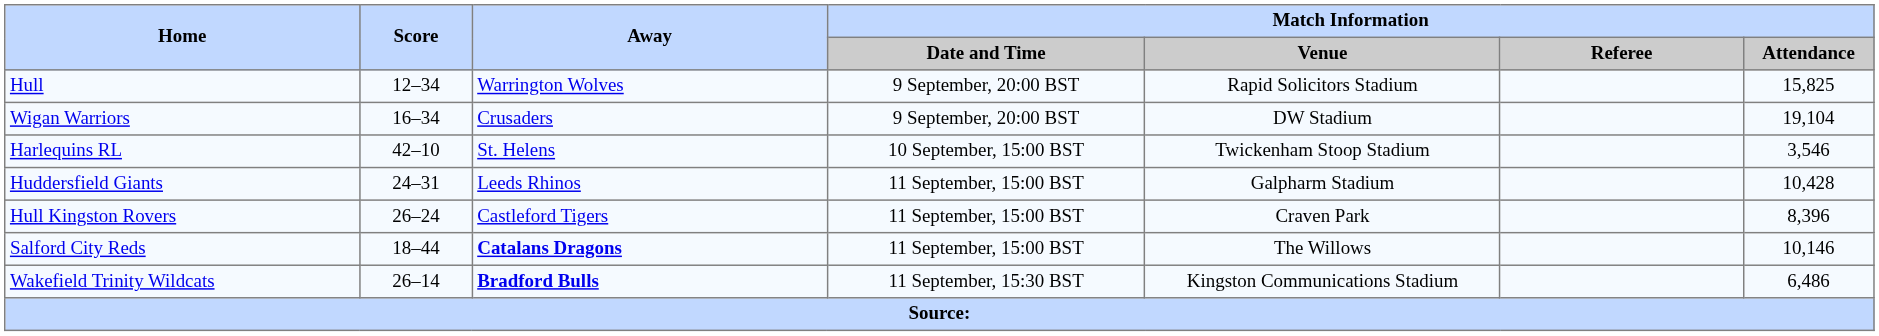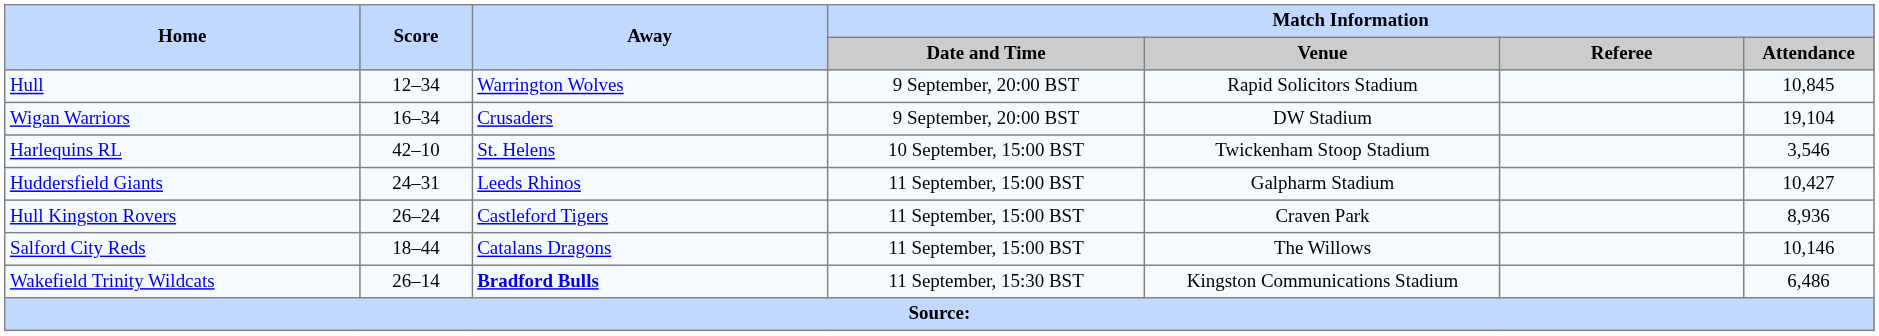(1809, 85) 15,825 -> (1809, 85) 10,845
(1809, 183) 10,428 -> (1809, 183) 10,427
(1809, 216) 8,396 -> (1809, 216) 8,936
(550, 248) bold -> (544, 248) normal
